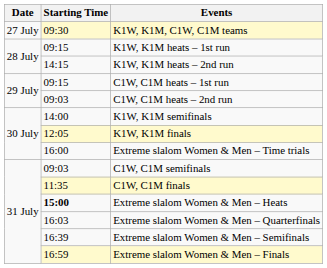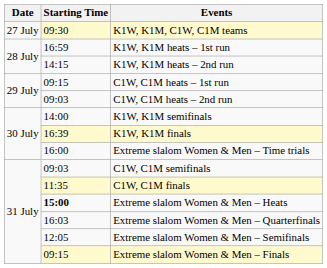(56, 47) 09:15 -> (56, 47) 16:59
(56, 133) 12:05 -> (56, 133) 16:39
(56, 237) 16:39 -> (56, 237) 12:05
(56, 254) 16:59 -> (56, 254) 09:15
